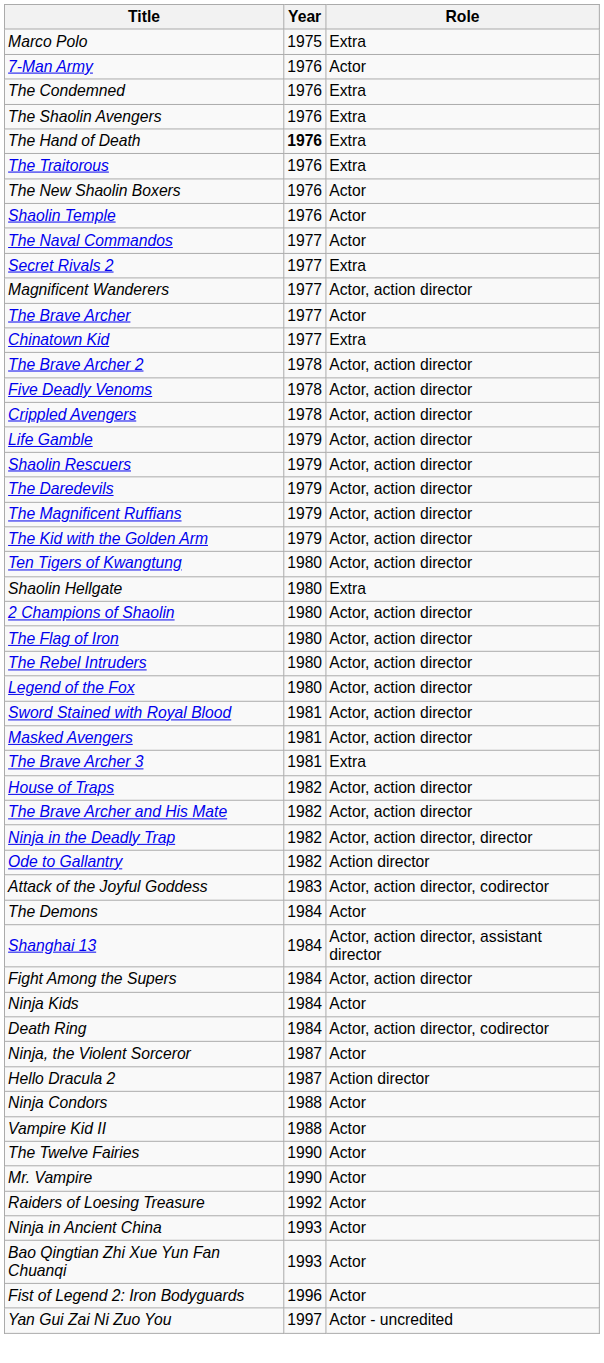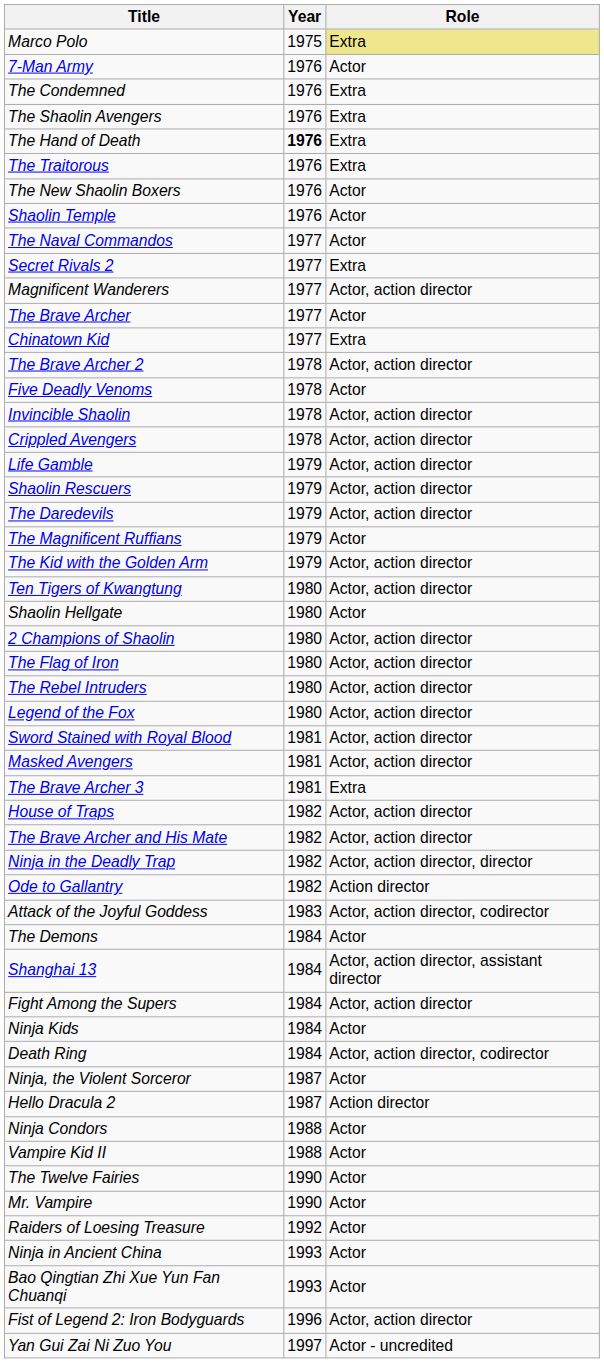(348, 41) no background -> (348, 41) khaki background
(401, 389) Actor, action director -> (348, 389) Actor
+ row: (69, 414)
(401, 514) Actor, action director -> (348, 539) Actor
(348, 588) Extra -> (348, 613) Actor
(348, 1295) Actor -> (401, 1320) Actor, action director
